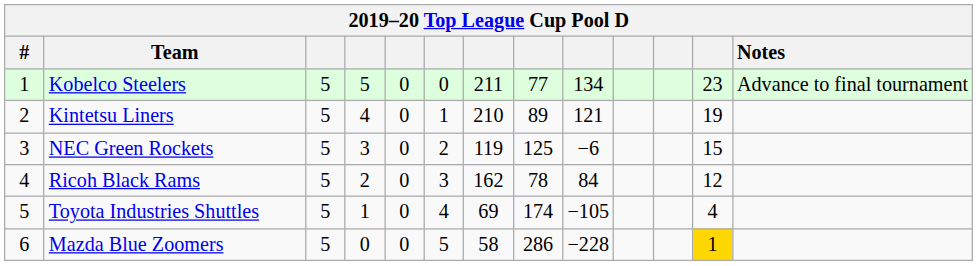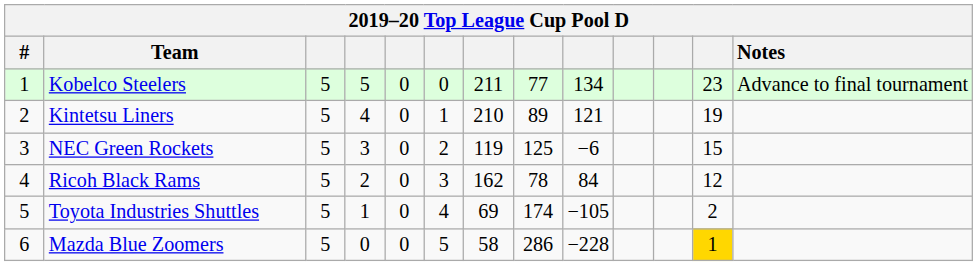(713, 212) 4 -> (713, 212) 2
